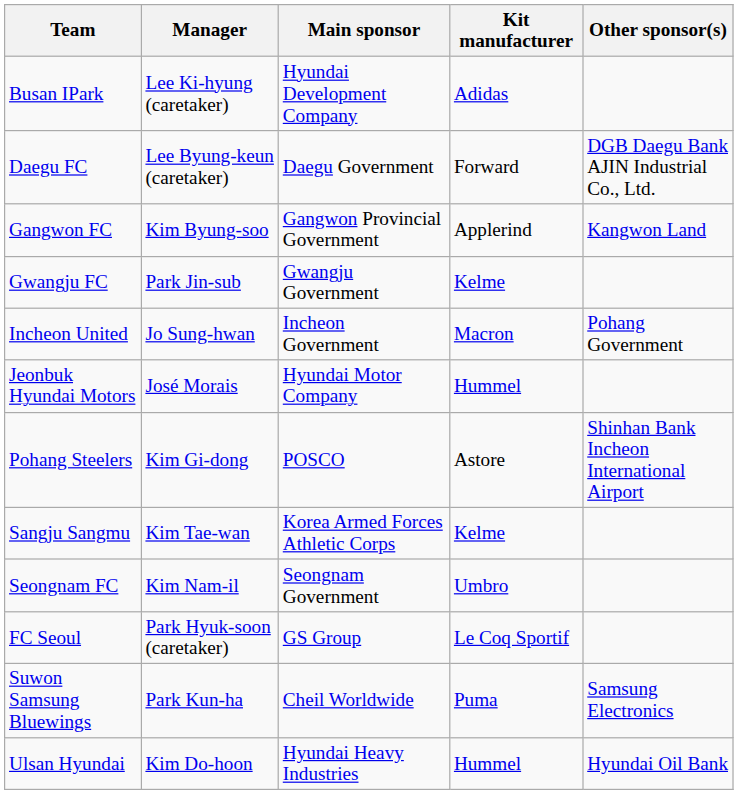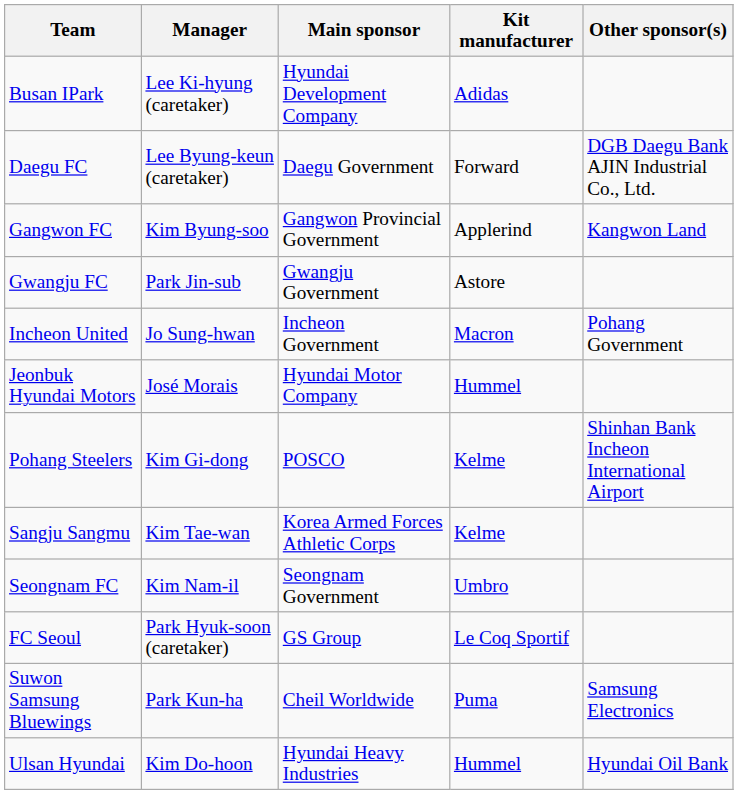(480, 281) Kelme -> (480, 281) Astore
(480, 459) Astore -> (480, 459) Kelme
